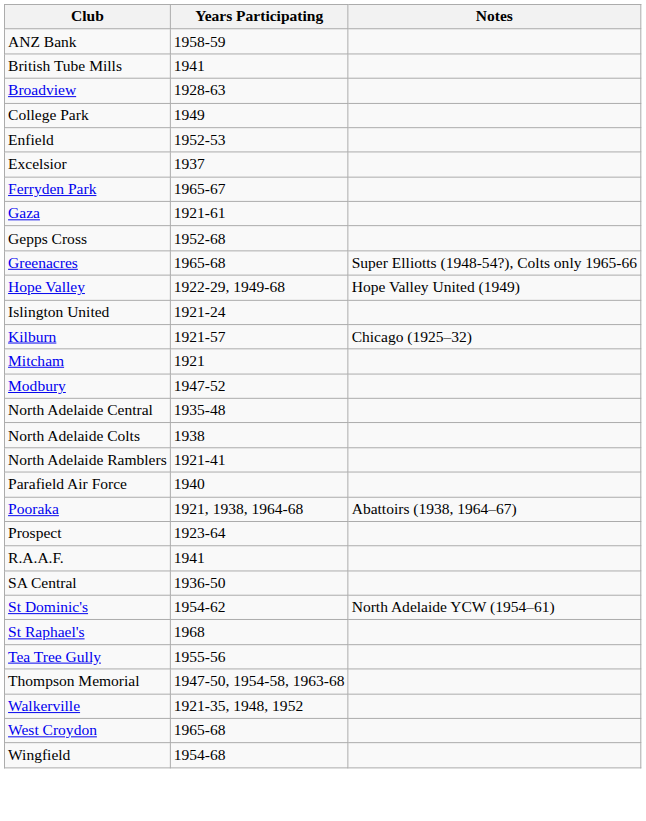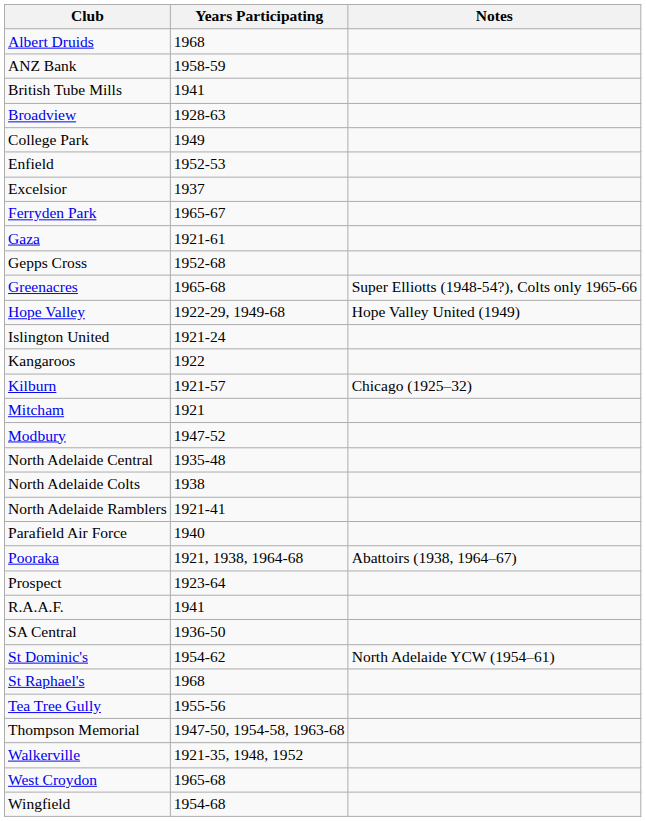+ row: (51, 41)
+ row: (42, 361)
